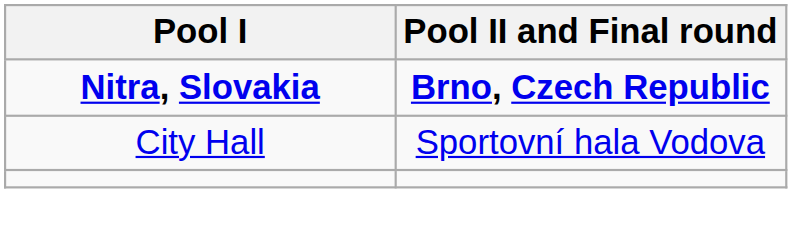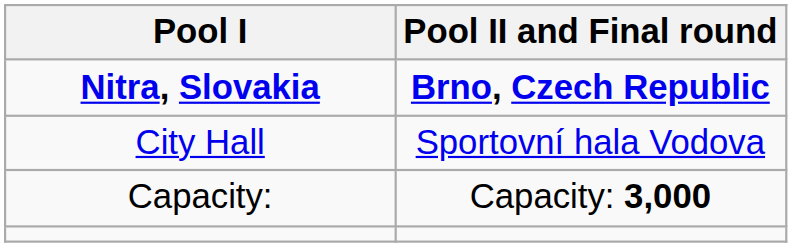+ row: (200, 197)
